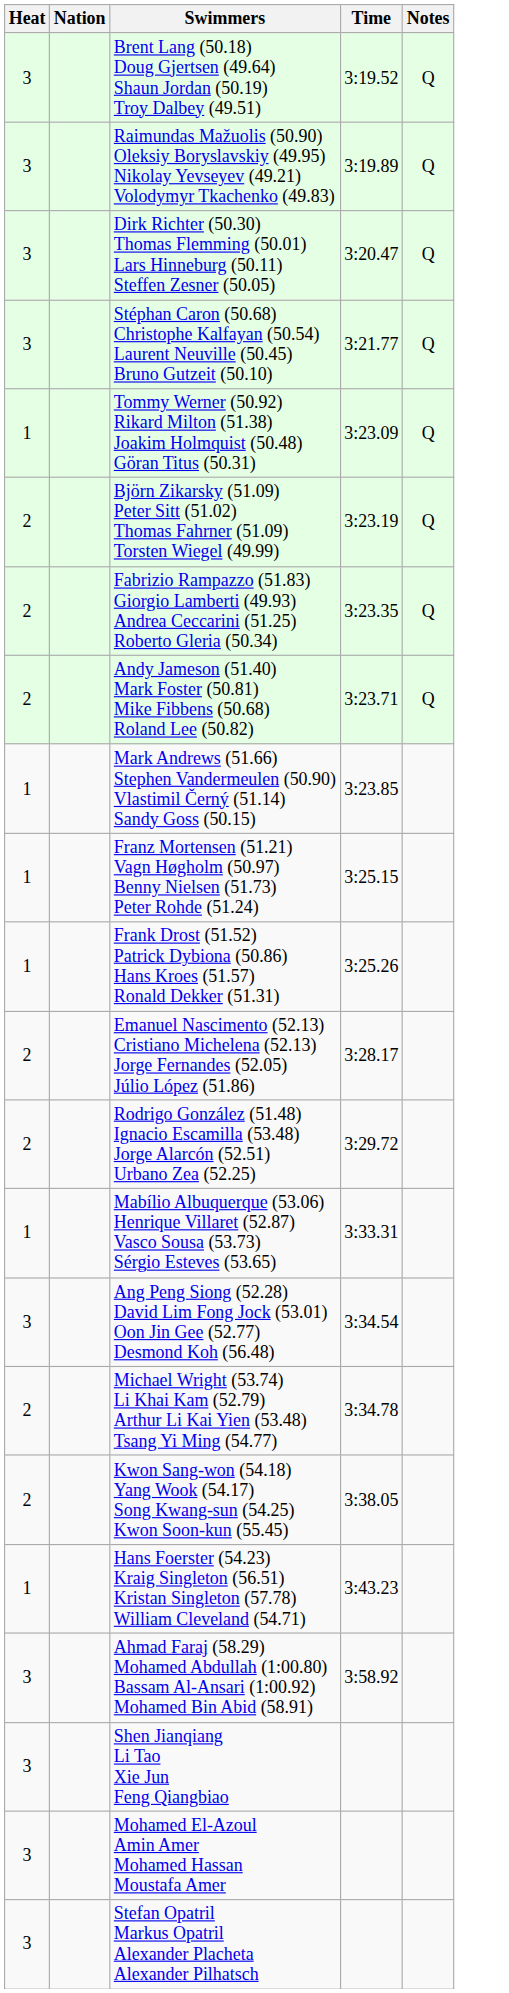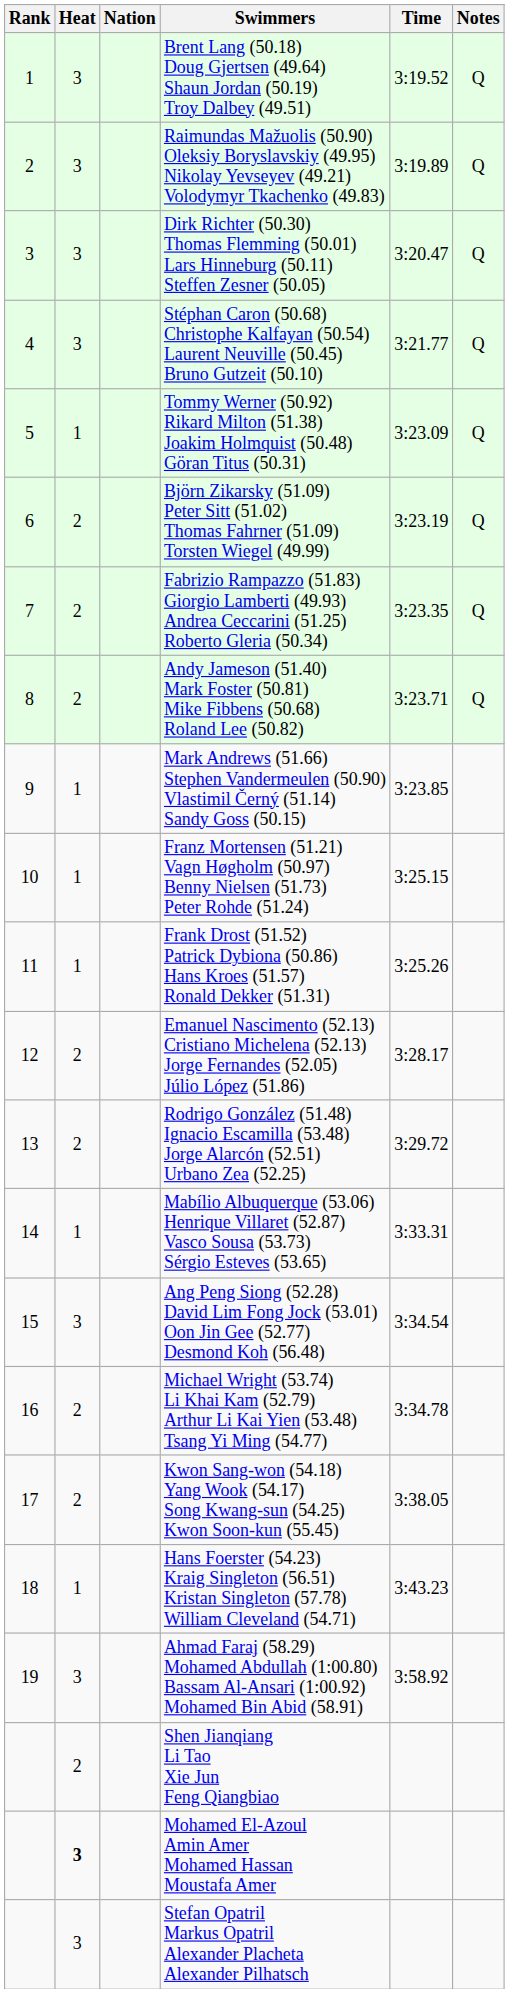+ column: (30, 18)
(27, 1766) 3 -> (77, 1766) 2
(27, 1855) normal -> (77, 1855) bold
